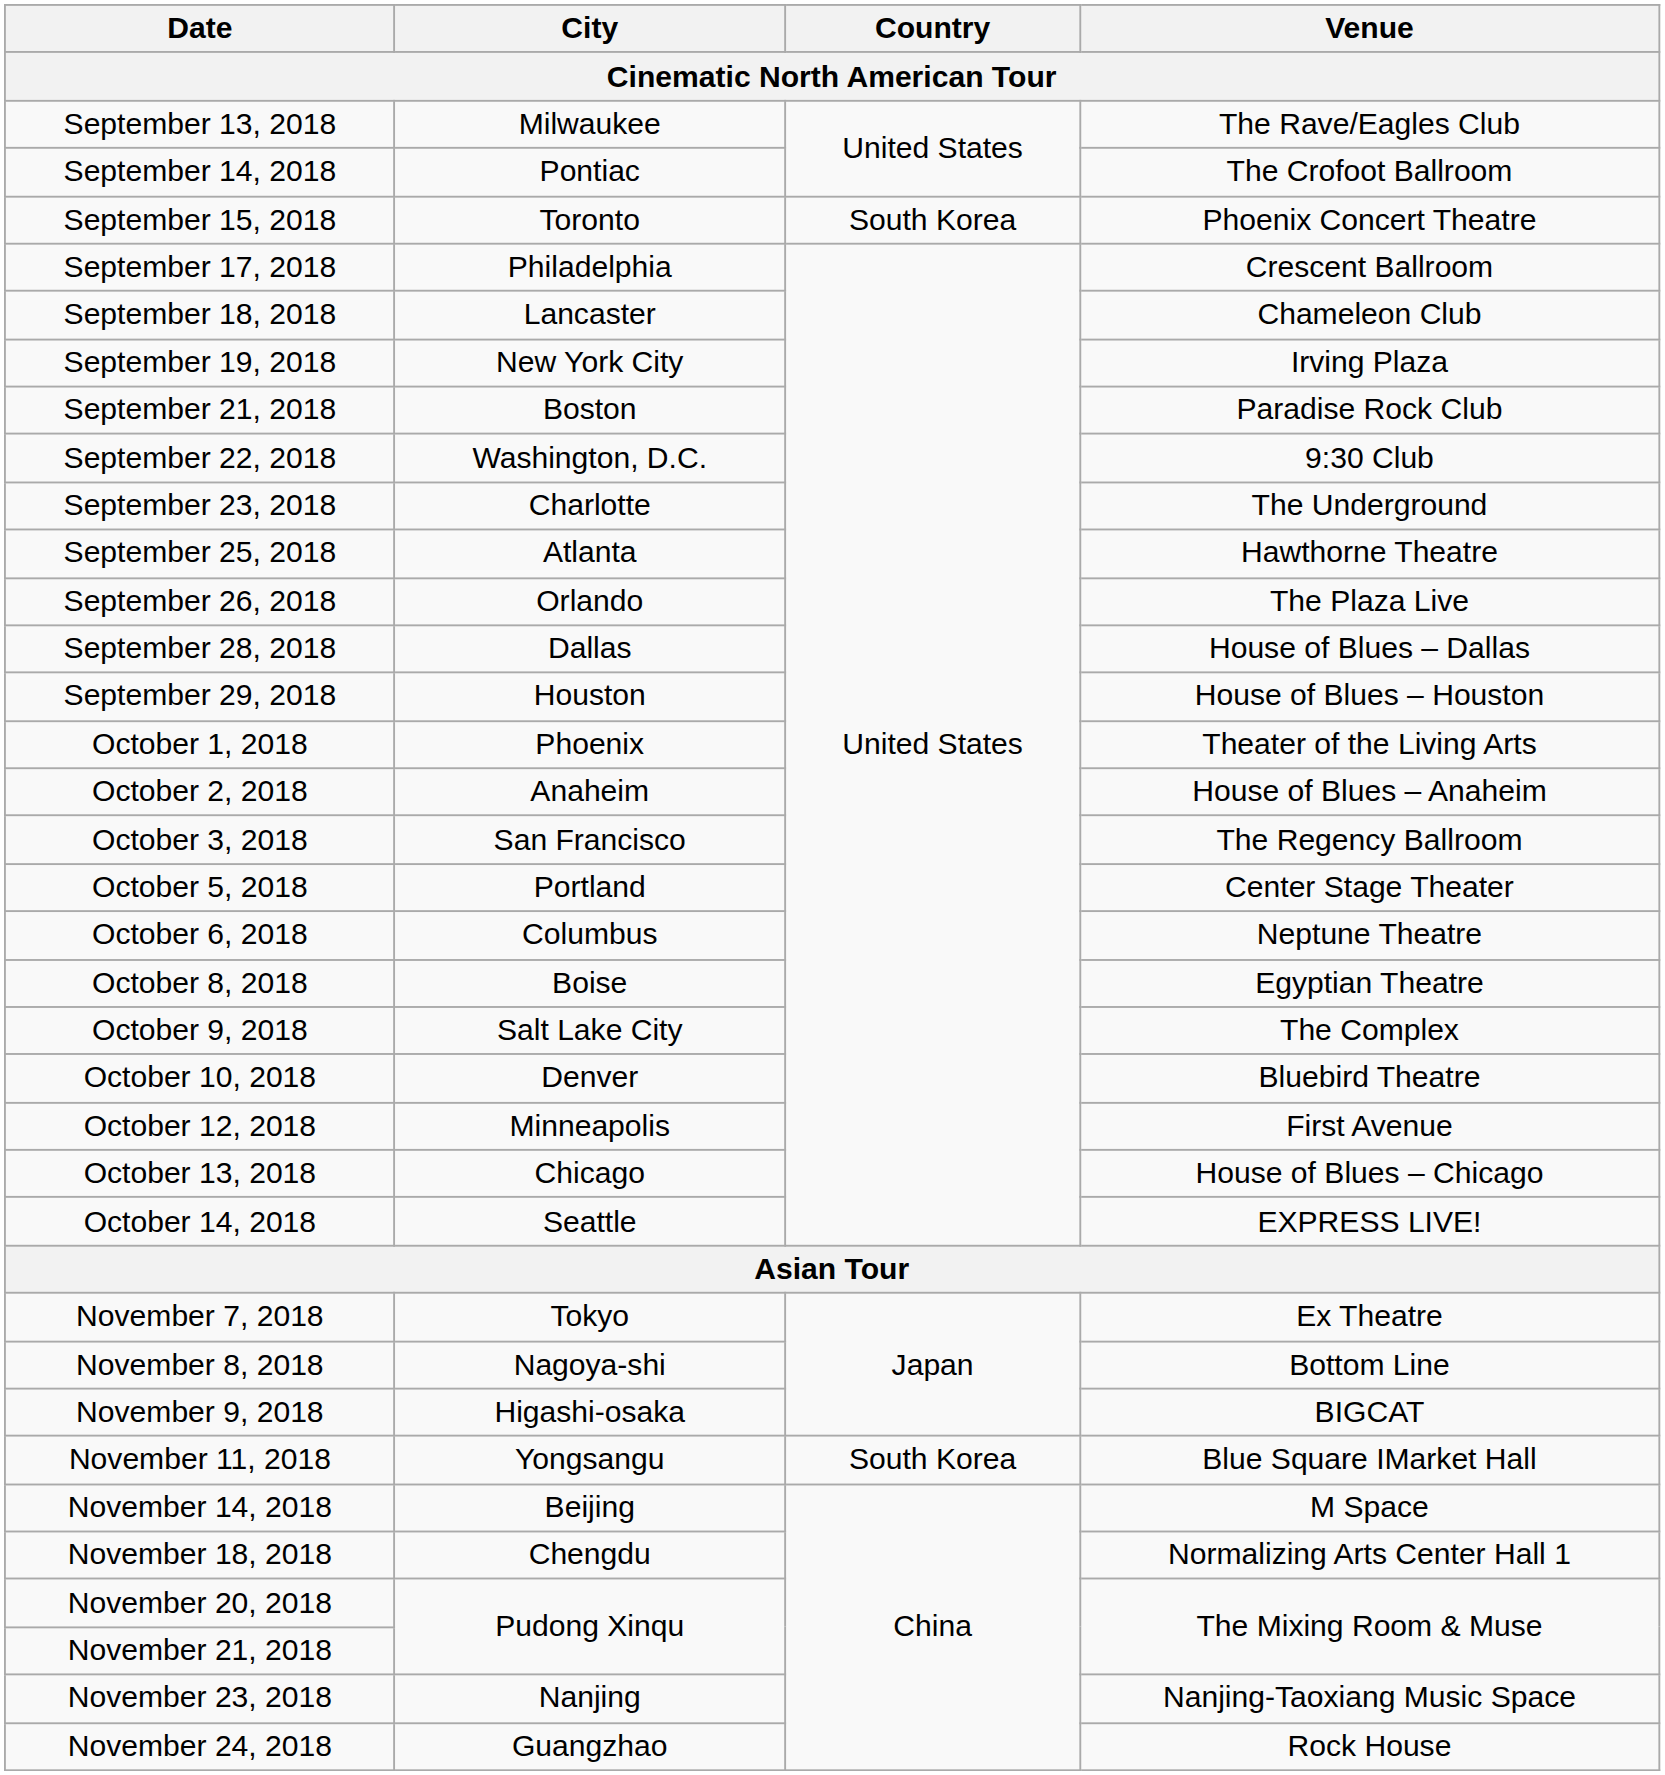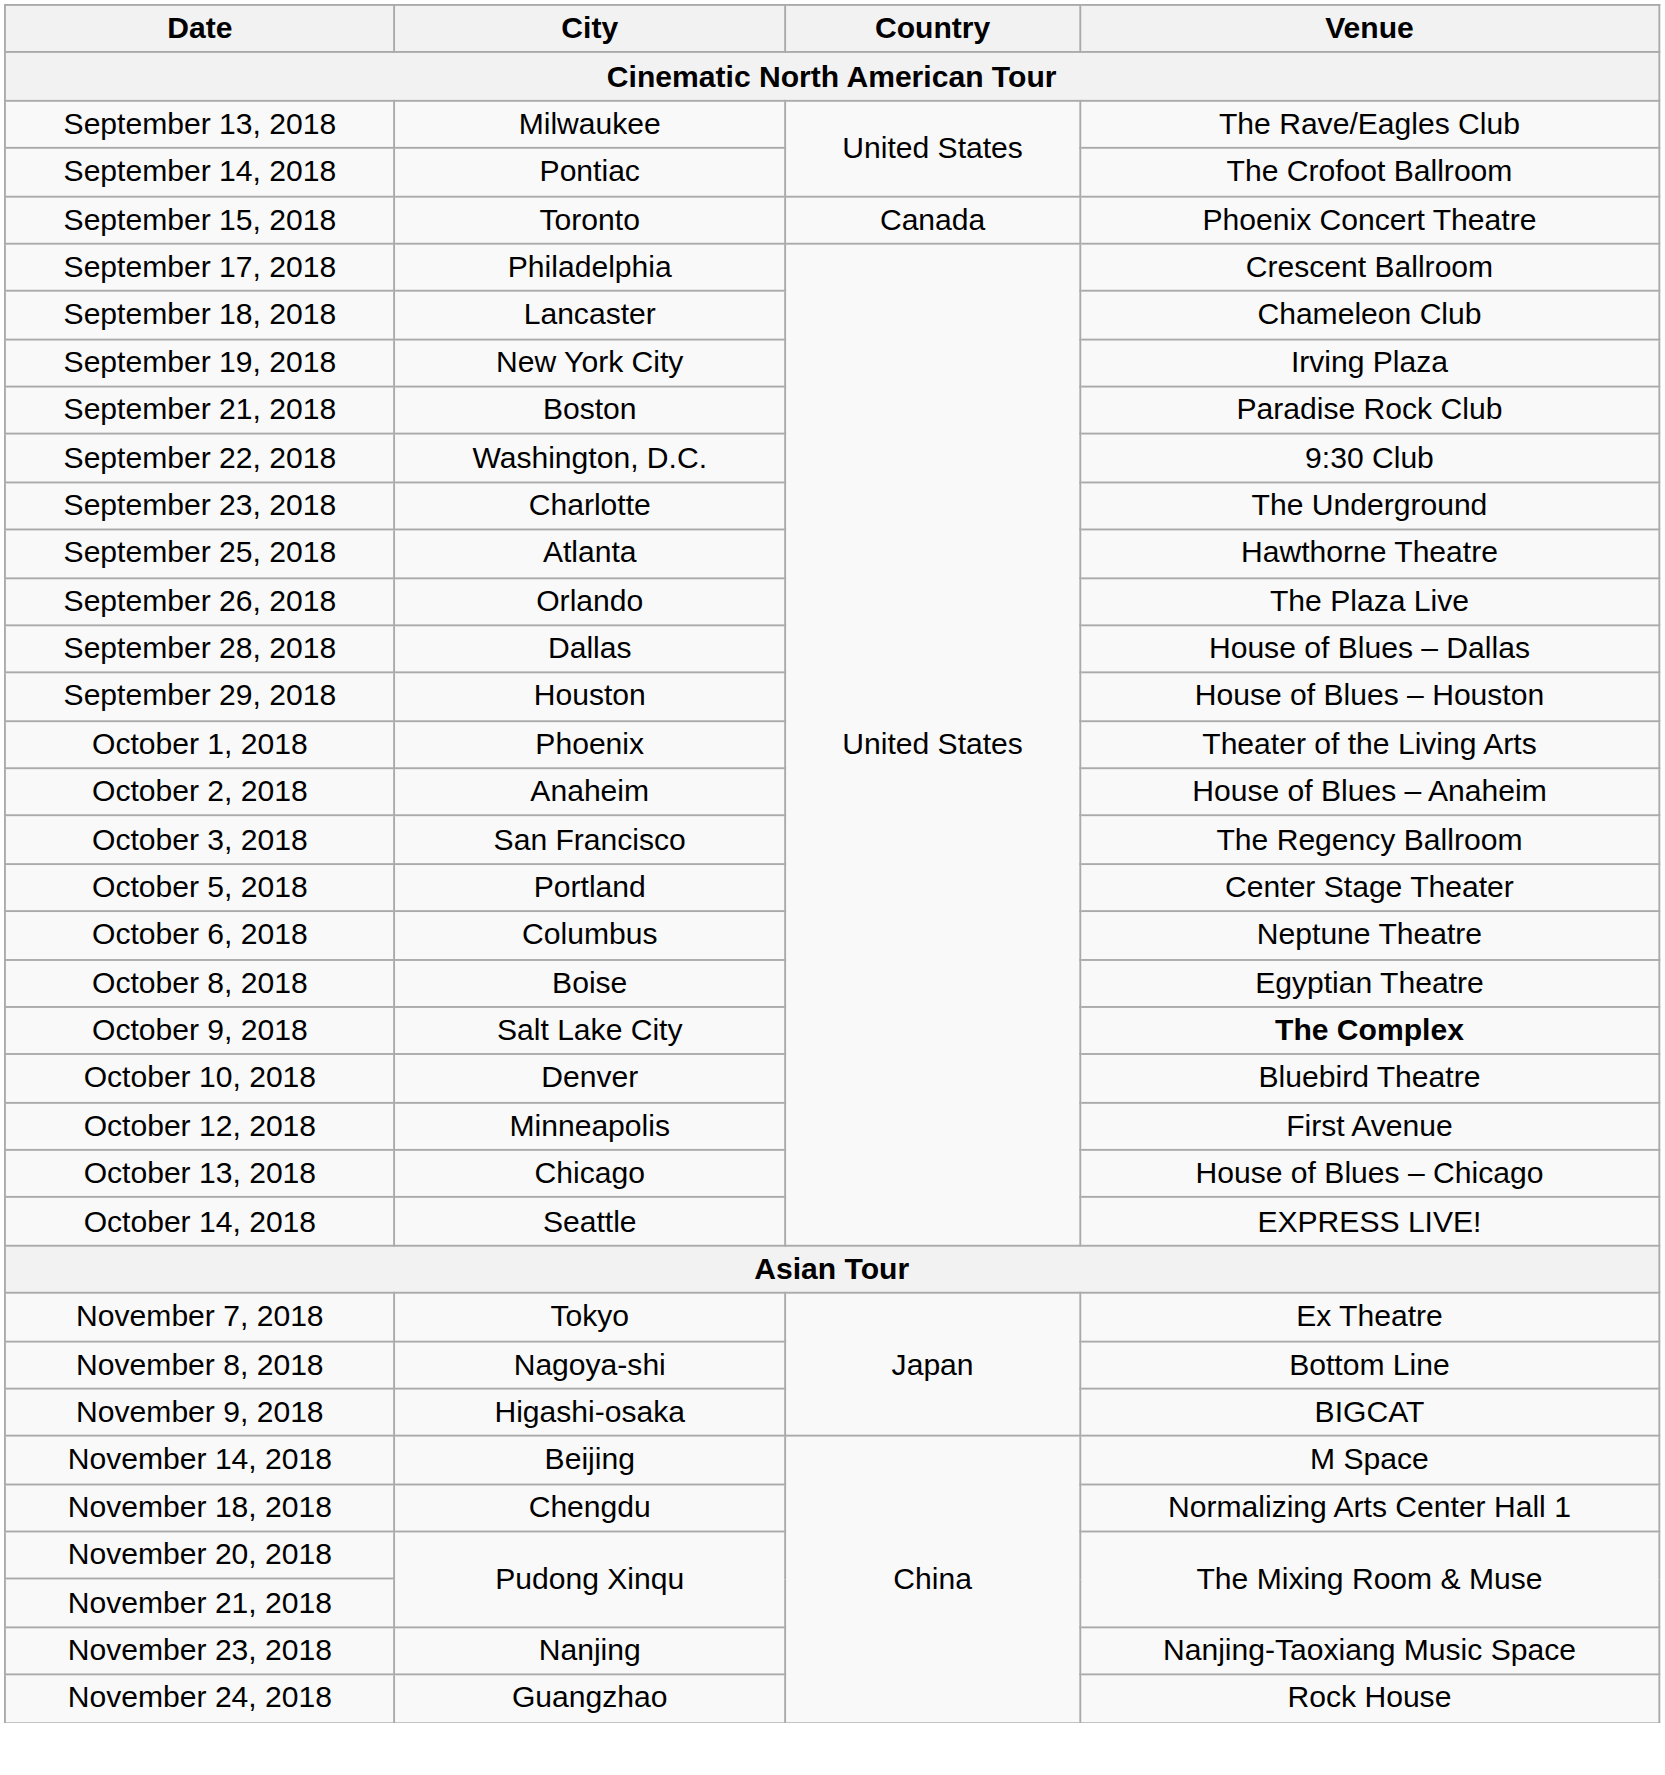(933, 219) South Korea -> (933, 219) Canada
(1369, 1030) normal -> (1369, 1030) bold
- row: (200, 1459)
